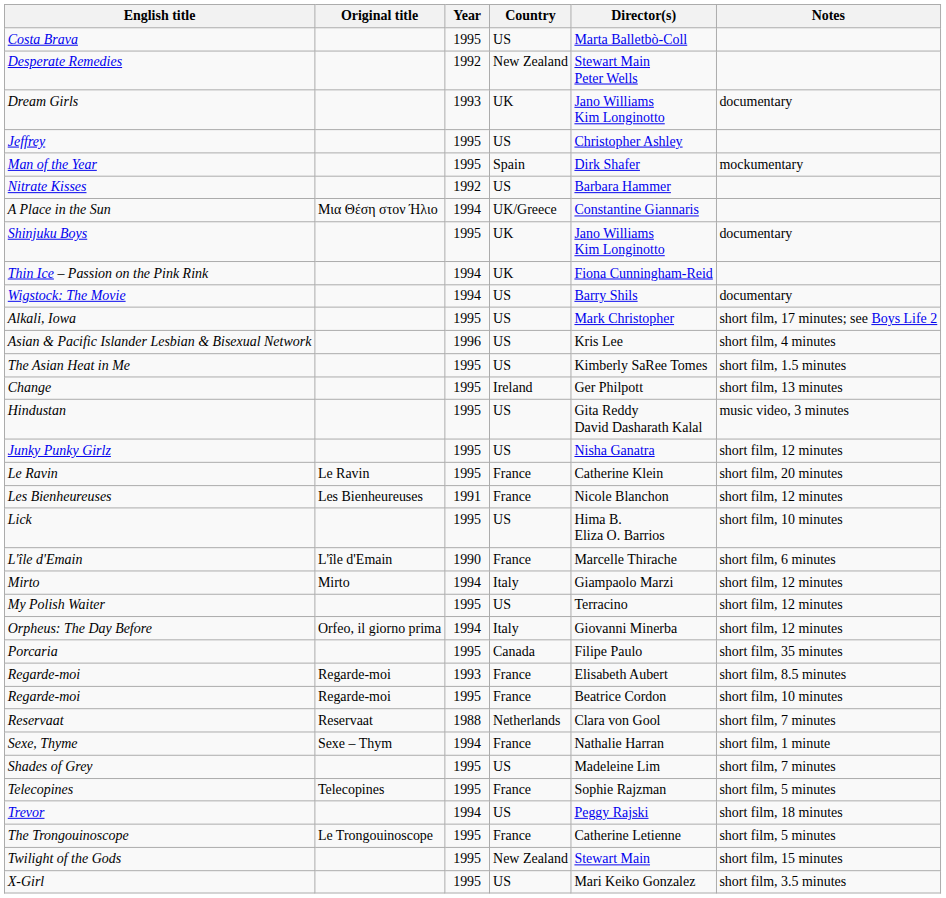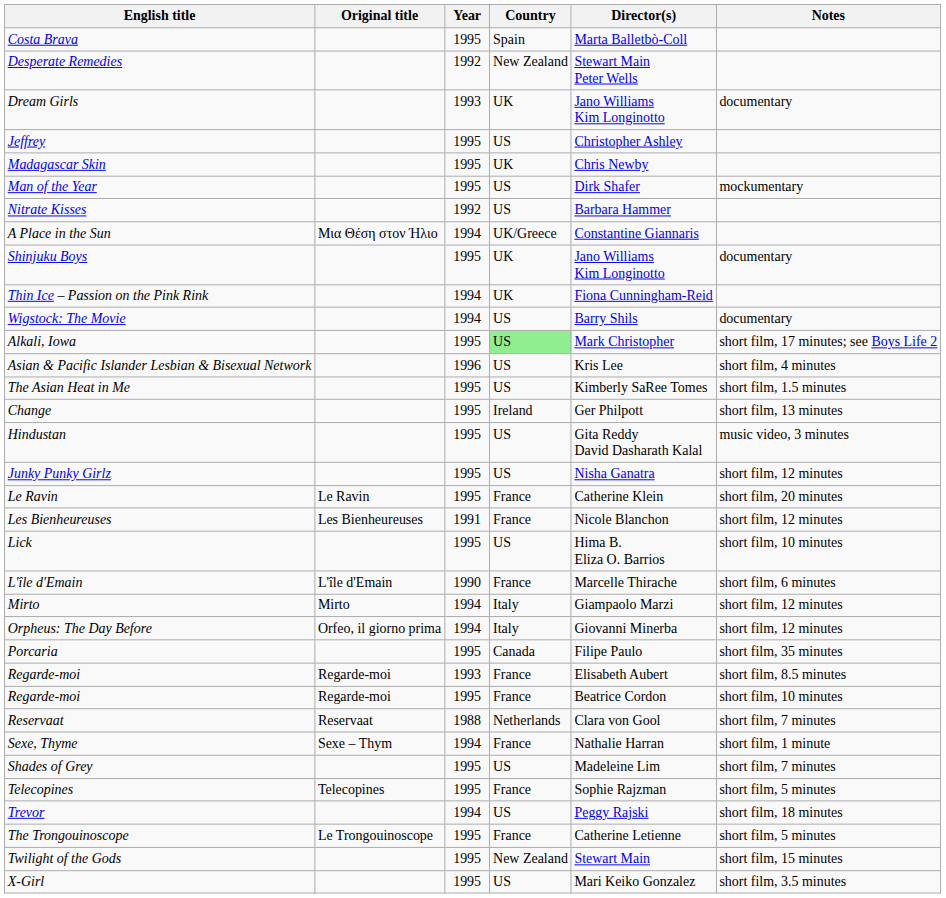(502, 39) US -> (509, 39) Spain
+ row: (57, 164)
(509, 164) Spain -> (502, 187) US
(502, 319) no background -> (502, 342) lightgreen background
- row: (56, 605)
